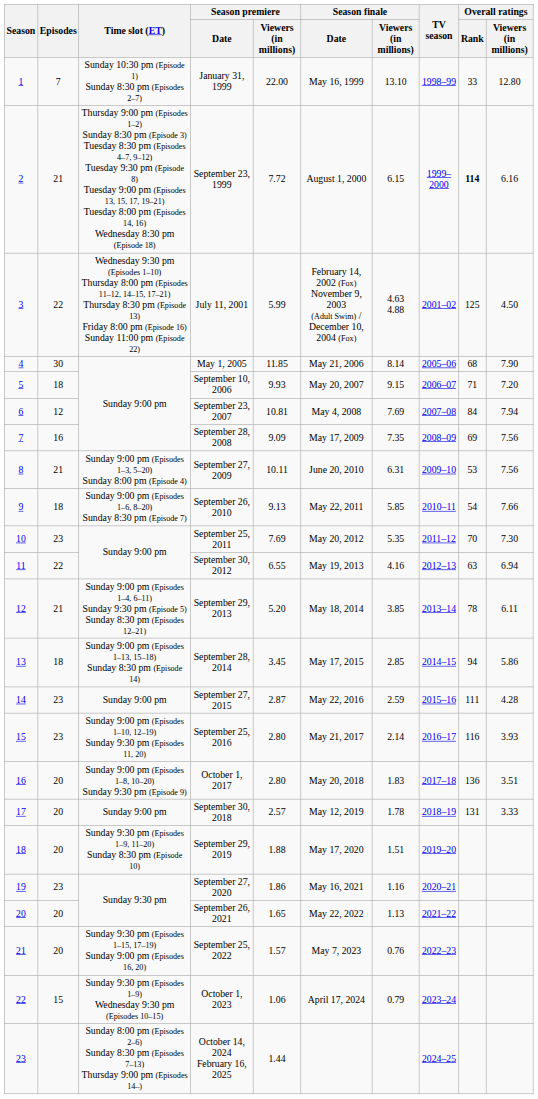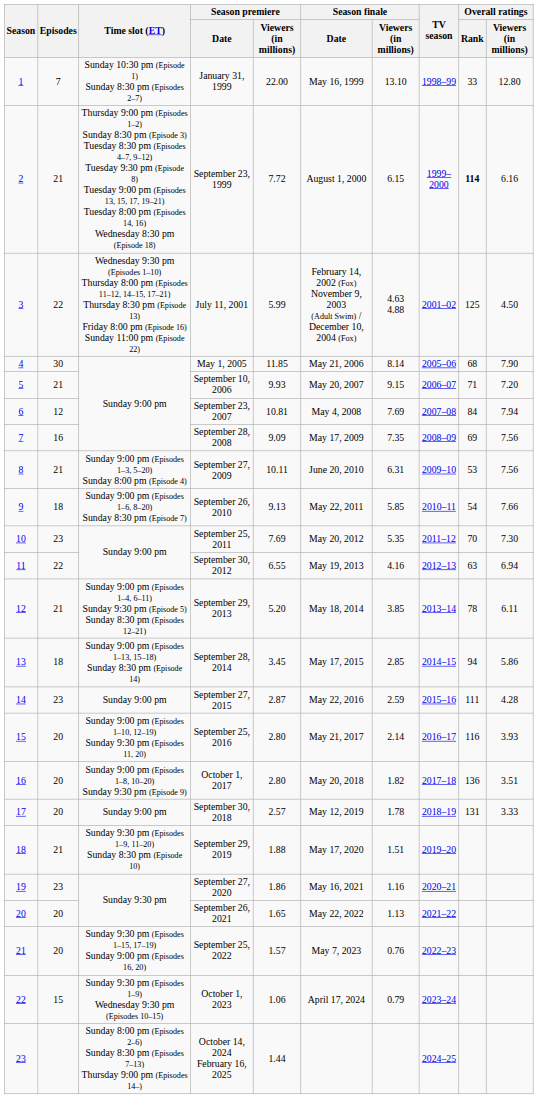(58, 385) 18 -> (58, 385) 21
(58, 737) 23 -> (58, 737) 20
(396, 780) 1.83 -> (396, 780) 1.82
(58, 849) 20 -> (58, 849) 21
